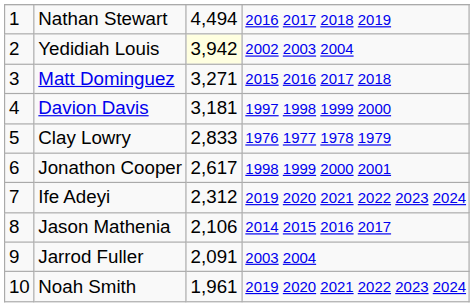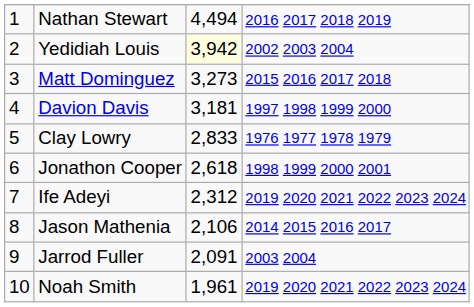(214, 78) 3,271 -> (214, 78) 3,273
(214, 167) 2,617 -> (214, 167) 2,618
